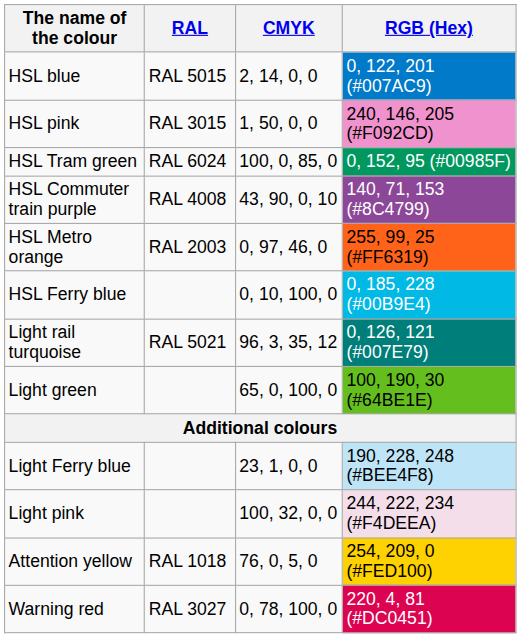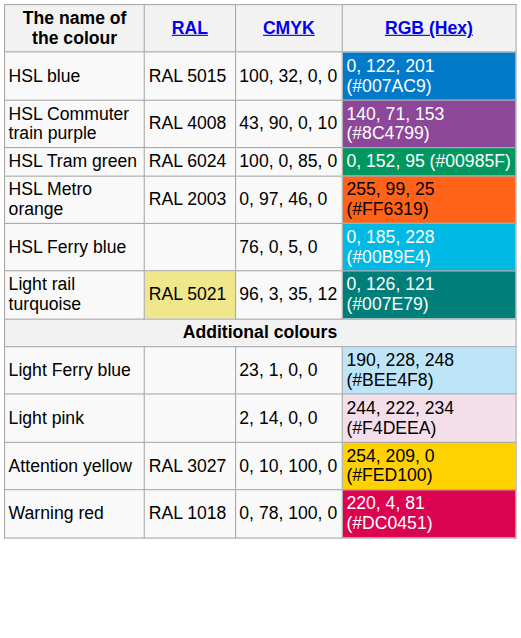(278, 76) 2, 14, 0, 0 -> (288, 76) 100, 32, 0, 0
- row: (44, 123)
rows swapped: (73, 161) <-> (69, 199)
(288, 294) 0, 10, 100, 0 -> (278, 247) 76, 0, 5, 0
(188, 342) no background -> (188, 294) khaki background
- row: (53, 390)
(288, 513) 100, 32, 0, 0 -> (278, 418) 2, 14, 0, 0
(188, 561) RAL 1018 -> (188, 465) RAL 3027
(278, 561) 76, 0, 5, 0 -> (288, 465) 0, 10, 100, 0
(188, 609) RAL 3027 -> (188, 513) RAL 1018
